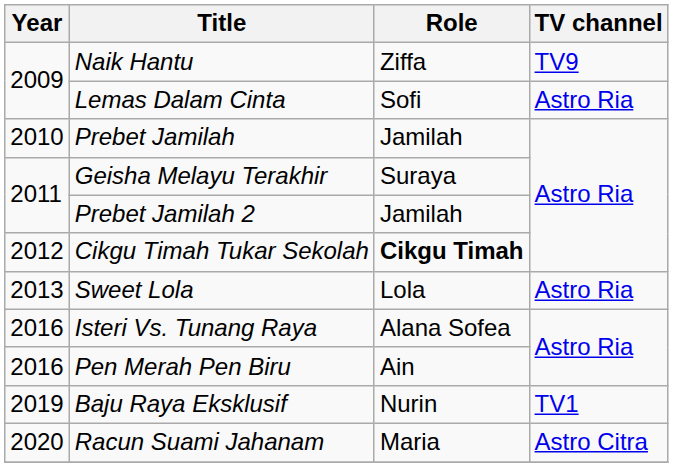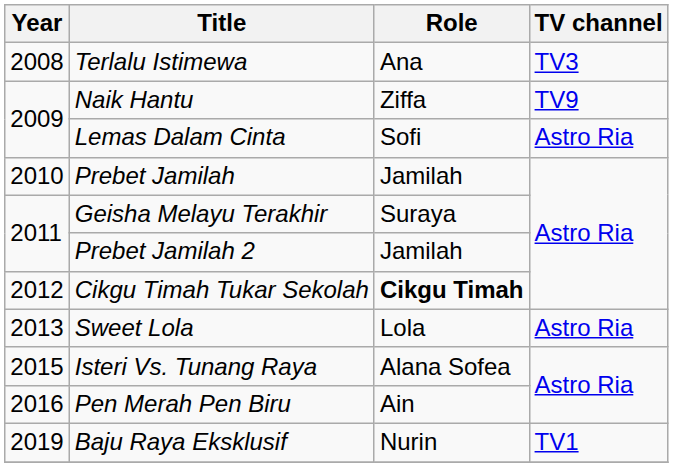+ row: (161, 61)
(37, 328) 2016 -> (37, 366) 2015
- row: (199, 442)
